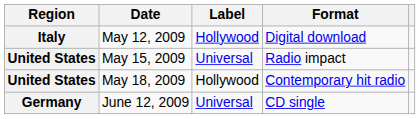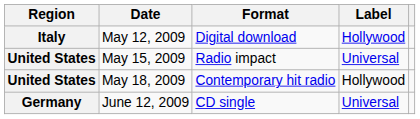columns swapped: (335, 15) <-> (227, 15)
